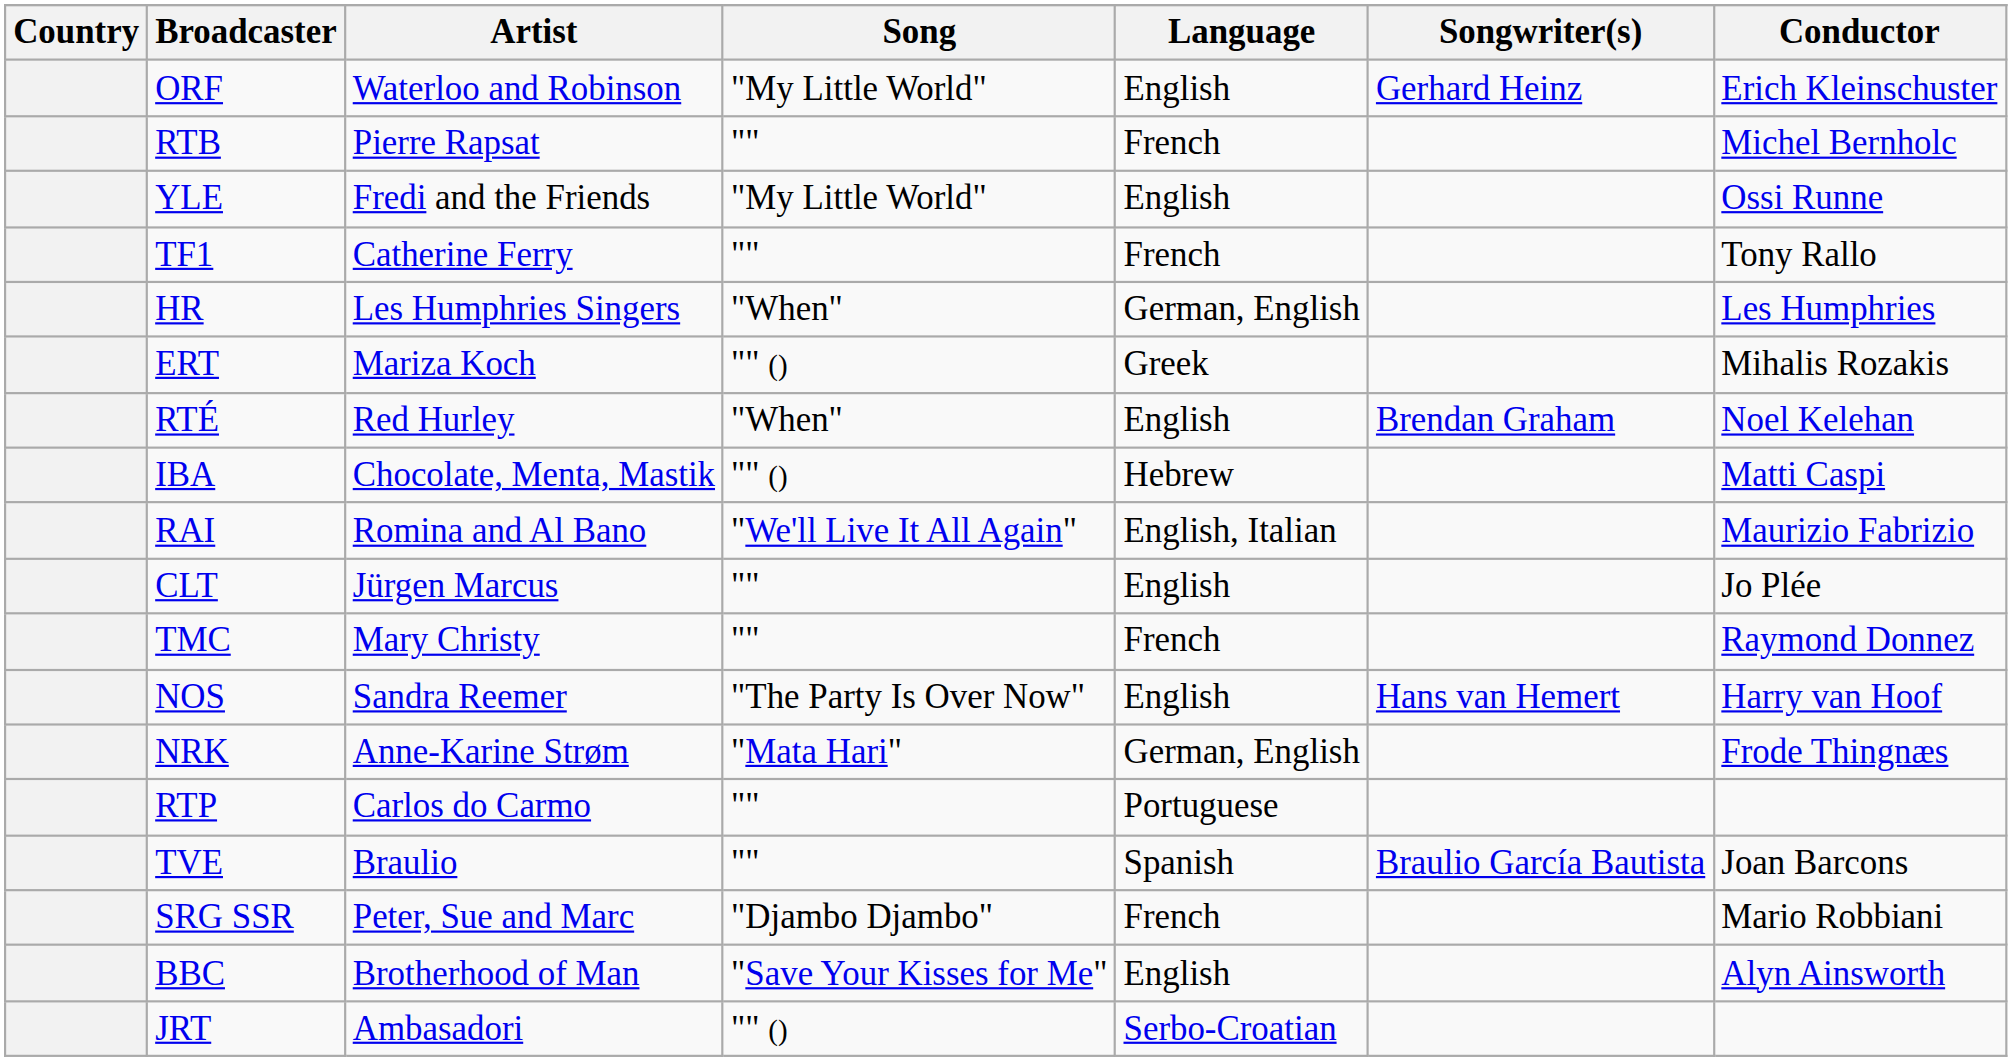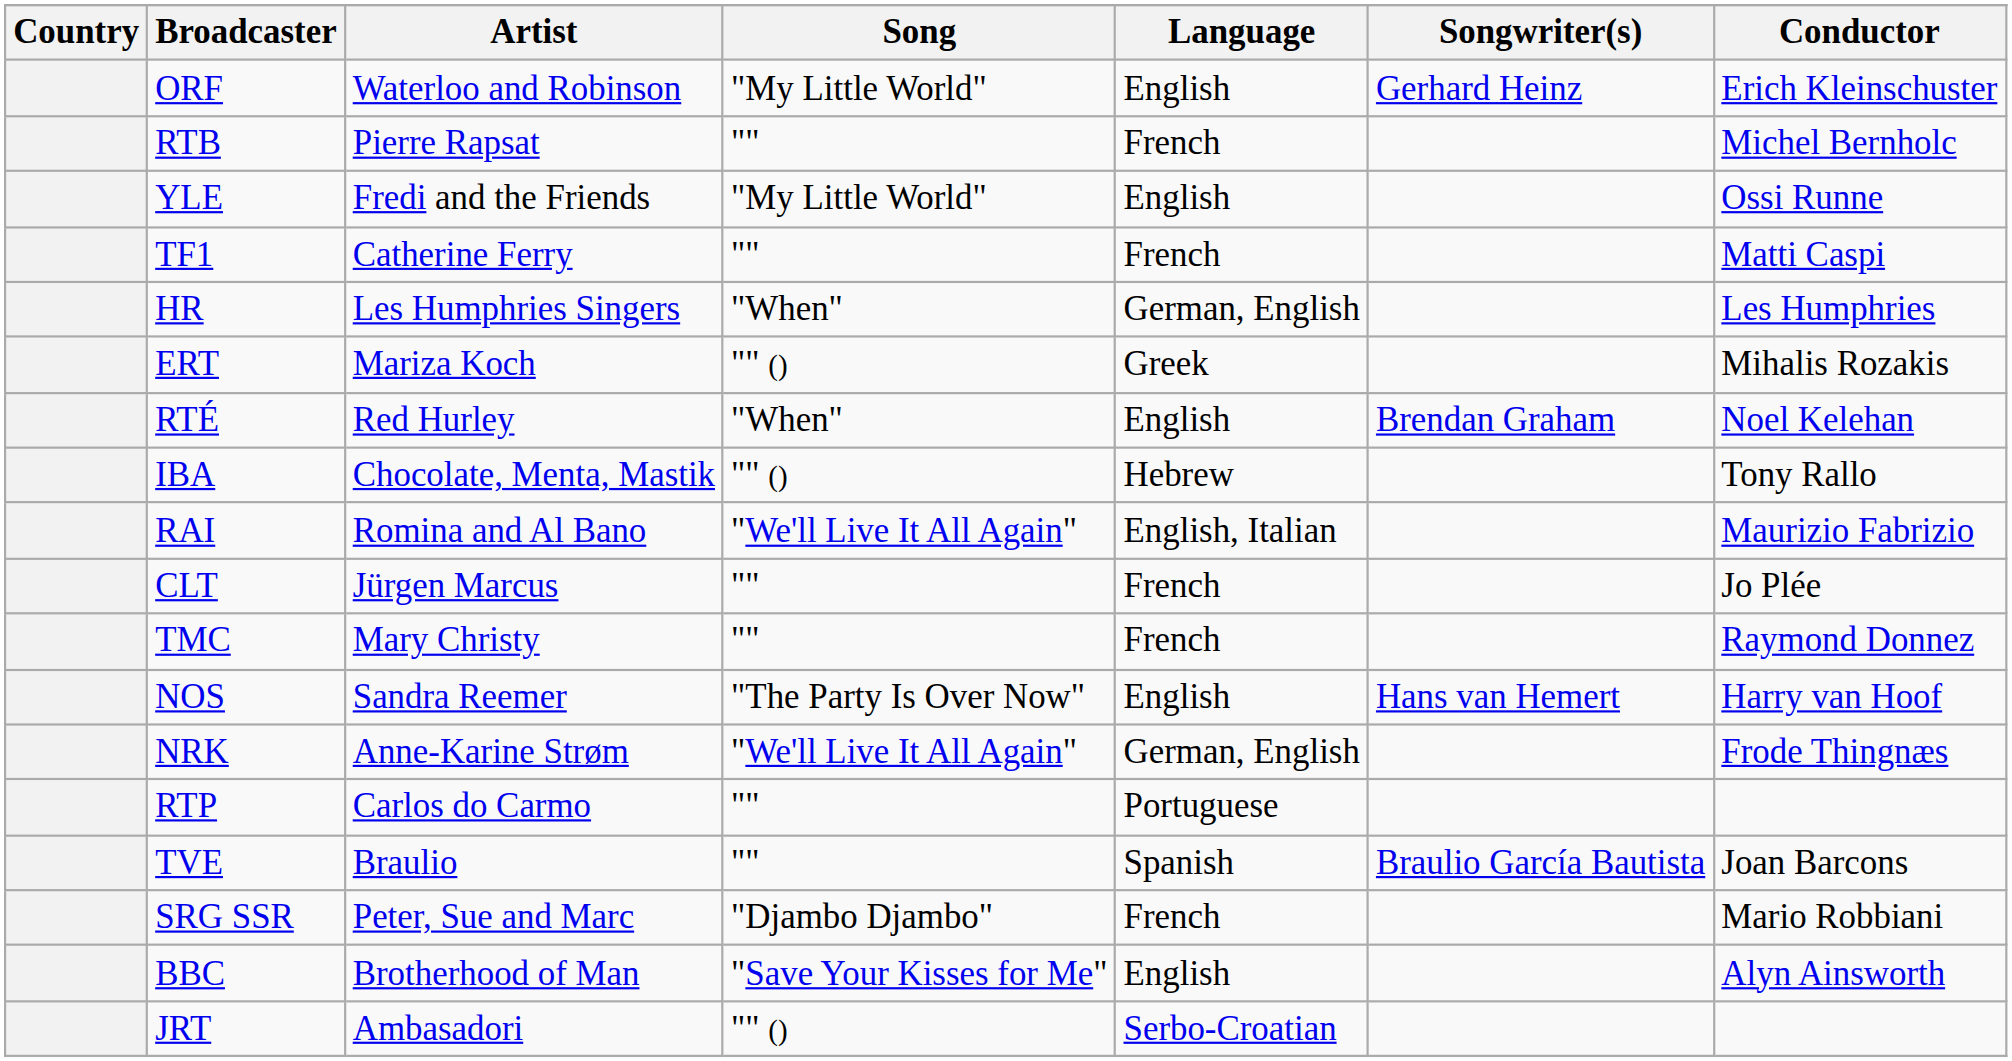(1799, 253) Tony Rallo -> (1803, 253) Matti Caspi
(1803, 474) Matti Caspi -> (1799, 474) Tony Rallo
(1177, 585) English -> (1172, 585) French
(817, 751) "Mata Hari" -> (904, 751) "We'll Live It All Again"
